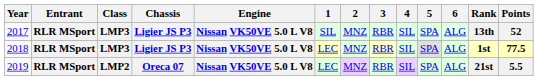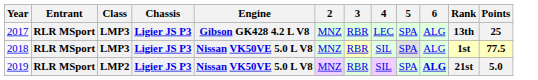- column: (328, 13)
(254, 31) Nissan VK50VE 5.0 L V8 -> (254, 31) Gibson GK428 4.2 L V8
(407, 31) SIL -> (384, 31) LEC
(516, 31) 52 -> (496, 31) 25
(163, 67) Oreca 07 -> (163, 67) Ligier JS P3
(455, 67) normal -> (434, 67) bold
(516, 67) 5.5 -> (496, 67) 5.0
